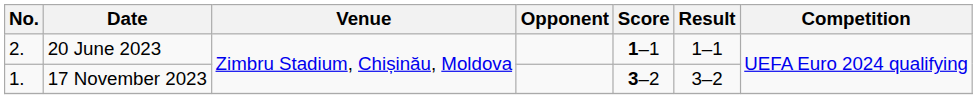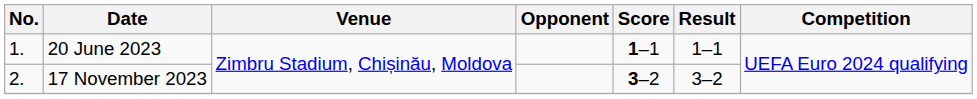(17, 49) 2. -> (17, 49) 1.
(17, 78) 1. -> (17, 78) 2.
